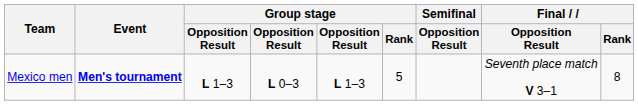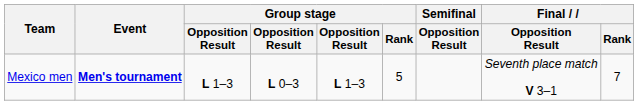(617, 78) 8 -> (617, 78) 7
